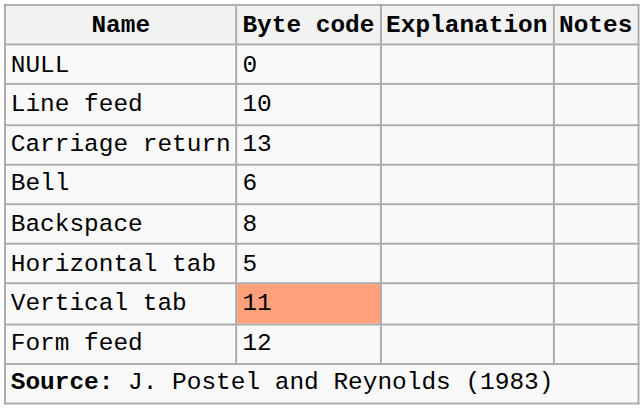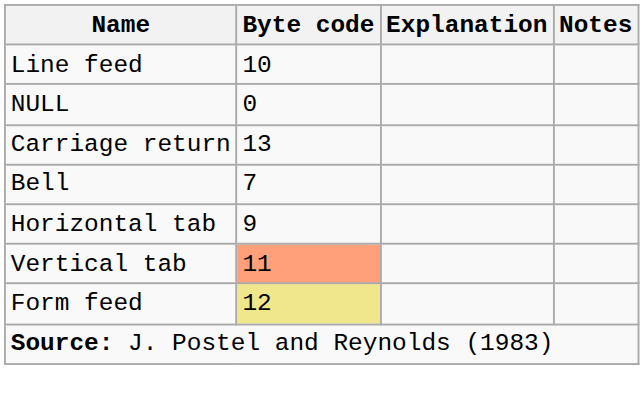rows swapped: (40, 65) <-> (77, 105)
(250, 184) 6 -> (250, 184) 7
- row: (77, 224)
(250, 264) 5 -> (250, 224) 9
(257, 344) no background -> (257, 304) khaki background
